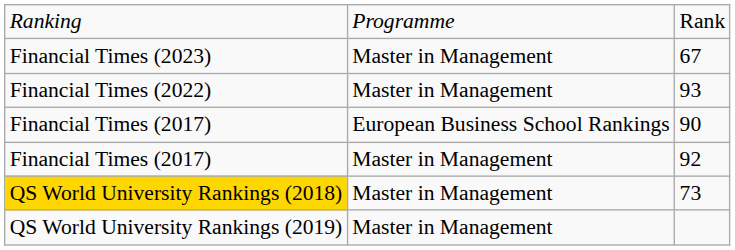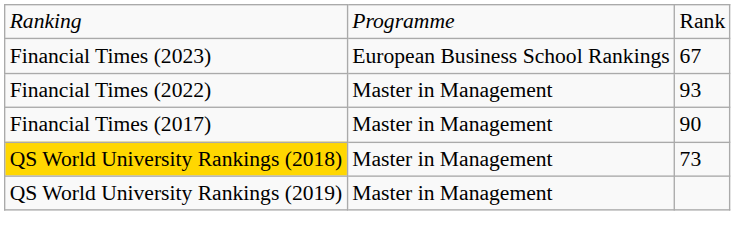(452, 55) Master in Management -> (511, 55) European Business School Rankings
(511, 124) European Business School Rankings -> (452, 124) Master in Management
- row: (690, 158)
